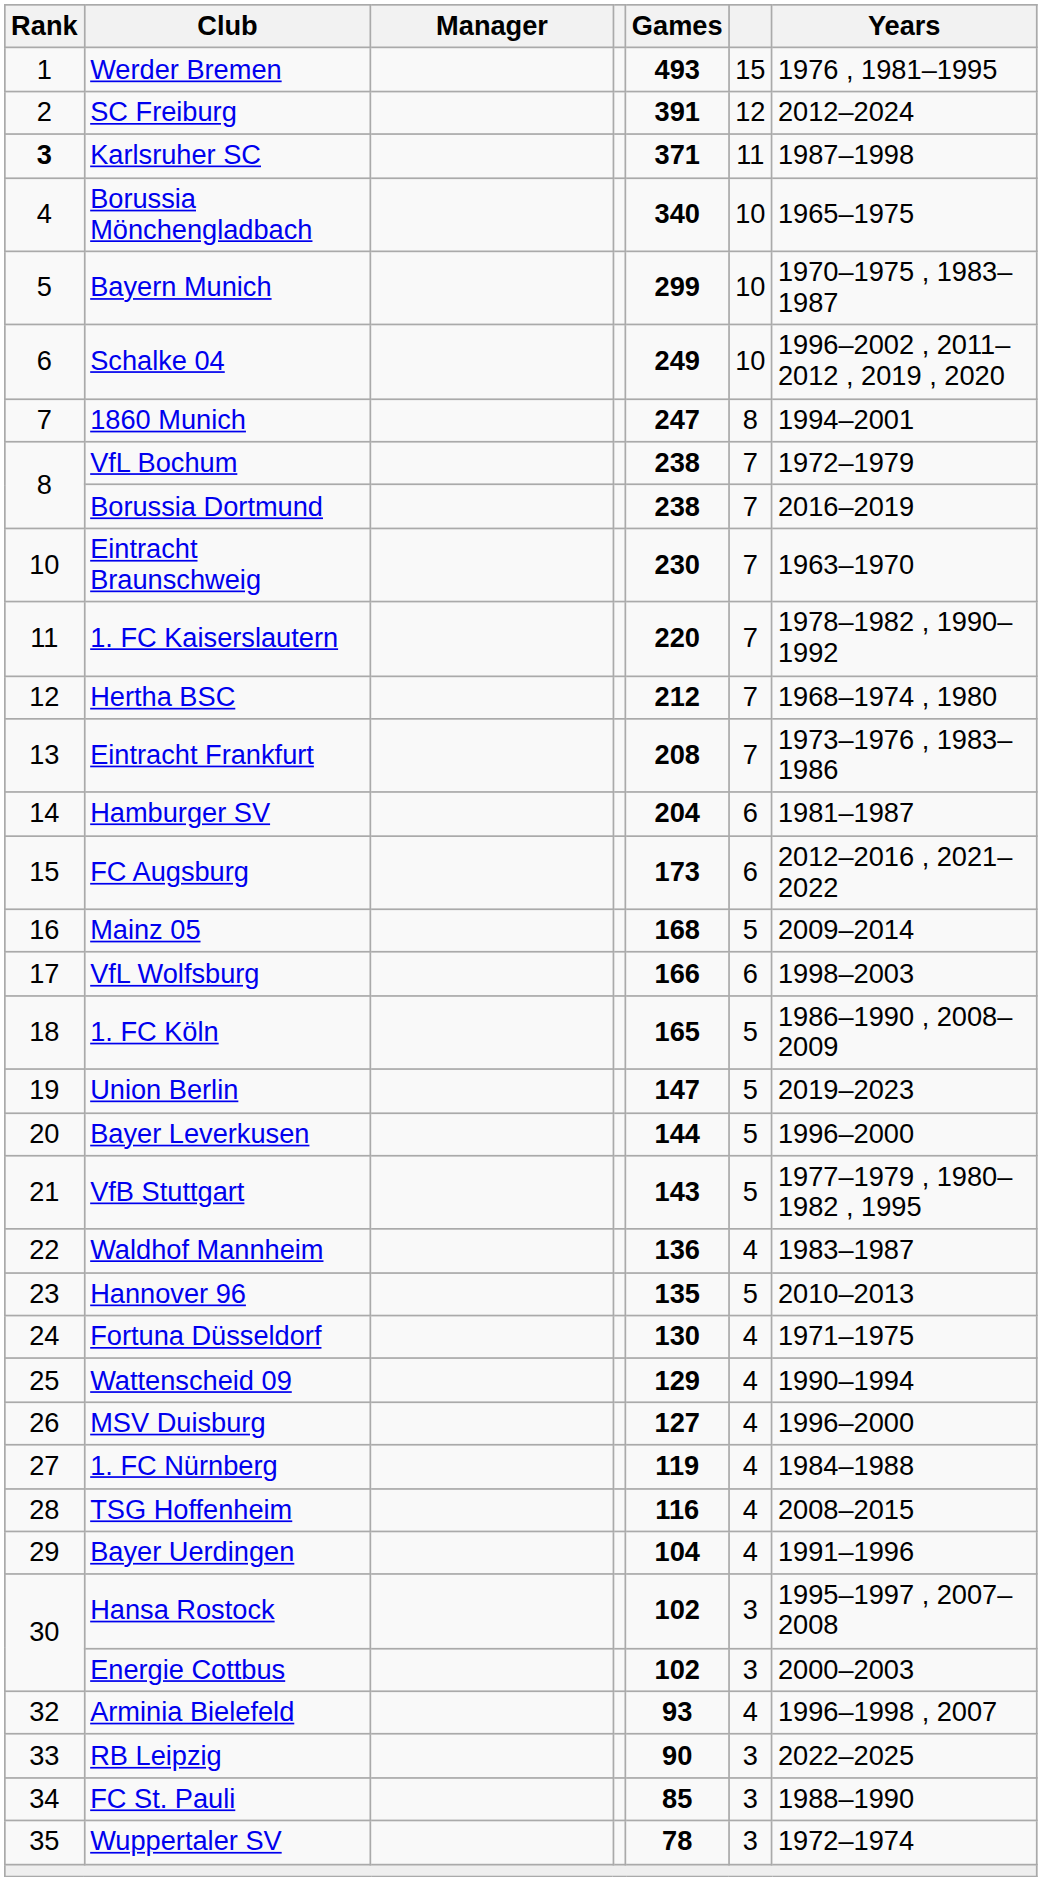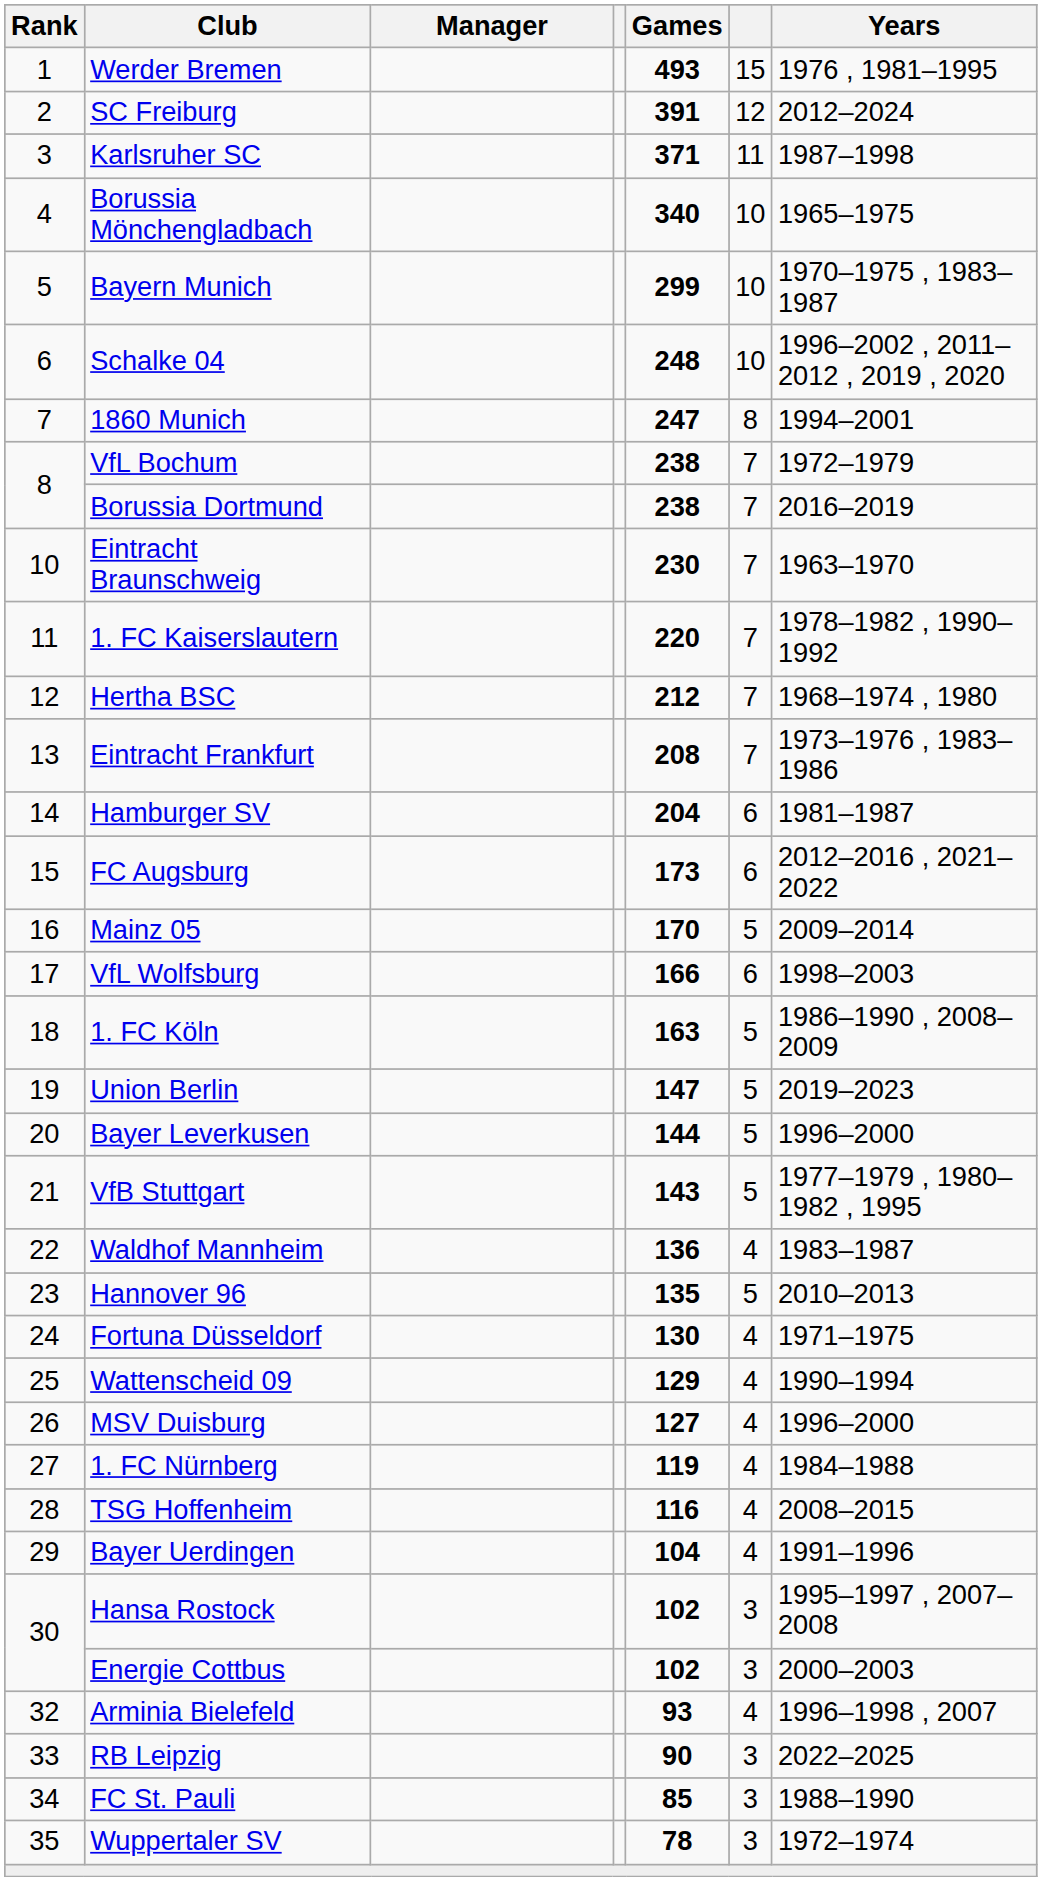(44, 155) bold -> (44, 155) normal
(677, 361) 249 -> (677, 361) 248
(677, 930) 168 -> (677, 930) 170
(677, 1032) 165 -> (677, 1032) 163
